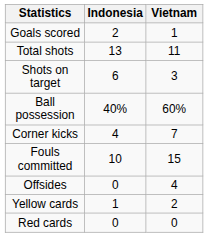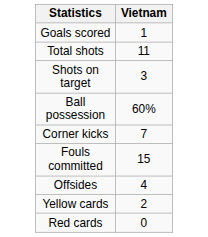- column: (115, 13)
